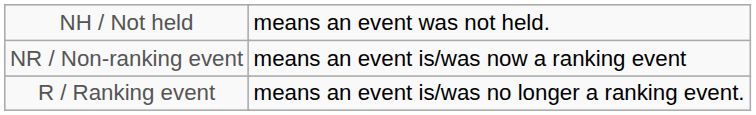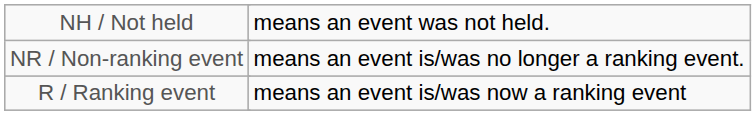(470, 58) means an event is/was now a ranking event -> (499, 58) means an event is/was no longer a ranking event.
(499, 93) means an event is/was no longer a ranking event. -> (470, 93) means an event is/was now a ranking event
